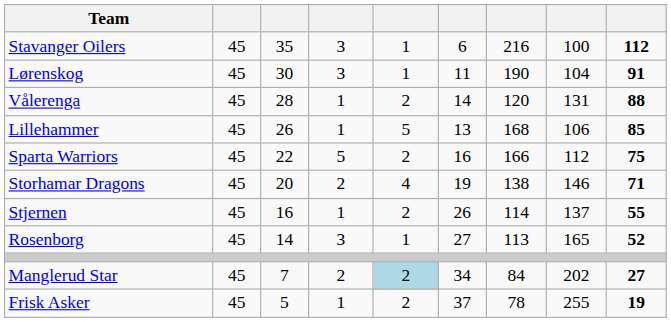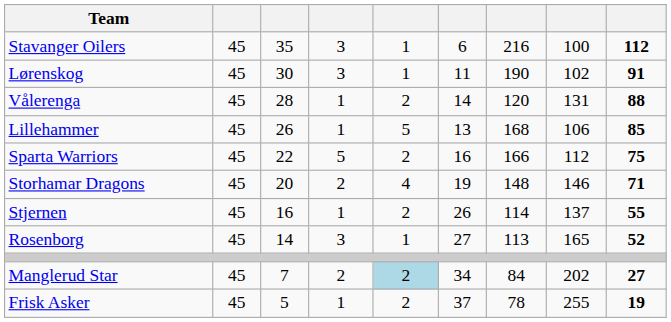(576, 73) 104 -> (576, 73) 102
(516, 184) 138 -> (516, 184) 148
